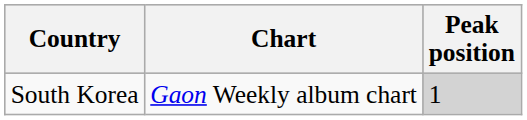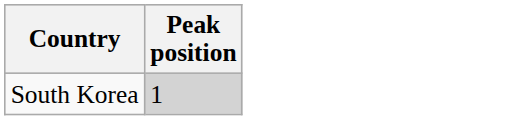- column: (284, 38)
